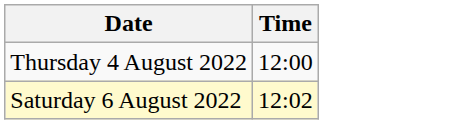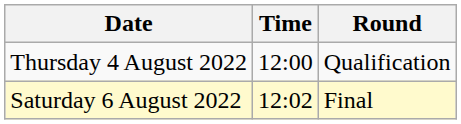+ column: (387, 23)
